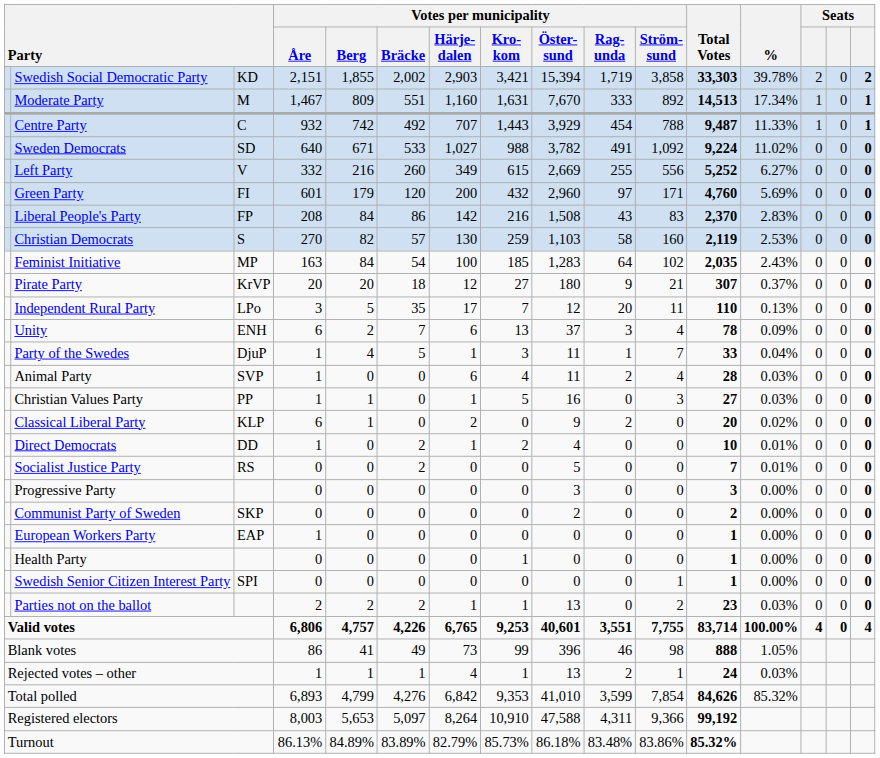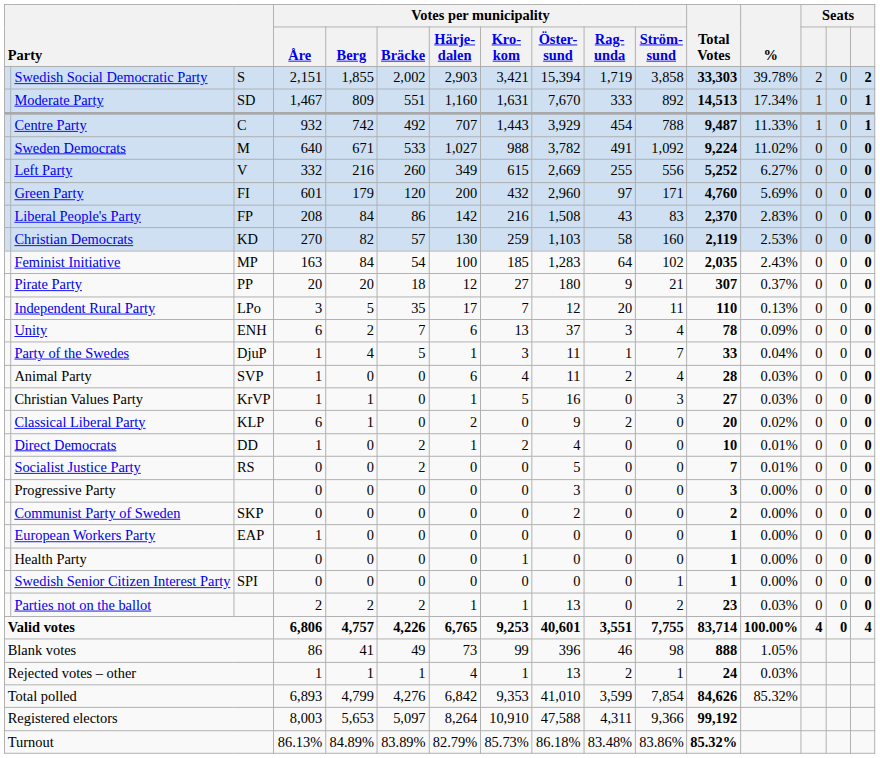(247, 77) KD -> (241, 77) S
(243, 100) M -> (246, 100) SD
(246, 148) SD -> (243, 148) M
(241, 239) S -> (247, 239) KD
(254, 285) KrVP -> (245, 285) PP
(245, 399) PP -> (254, 399) KrVP
